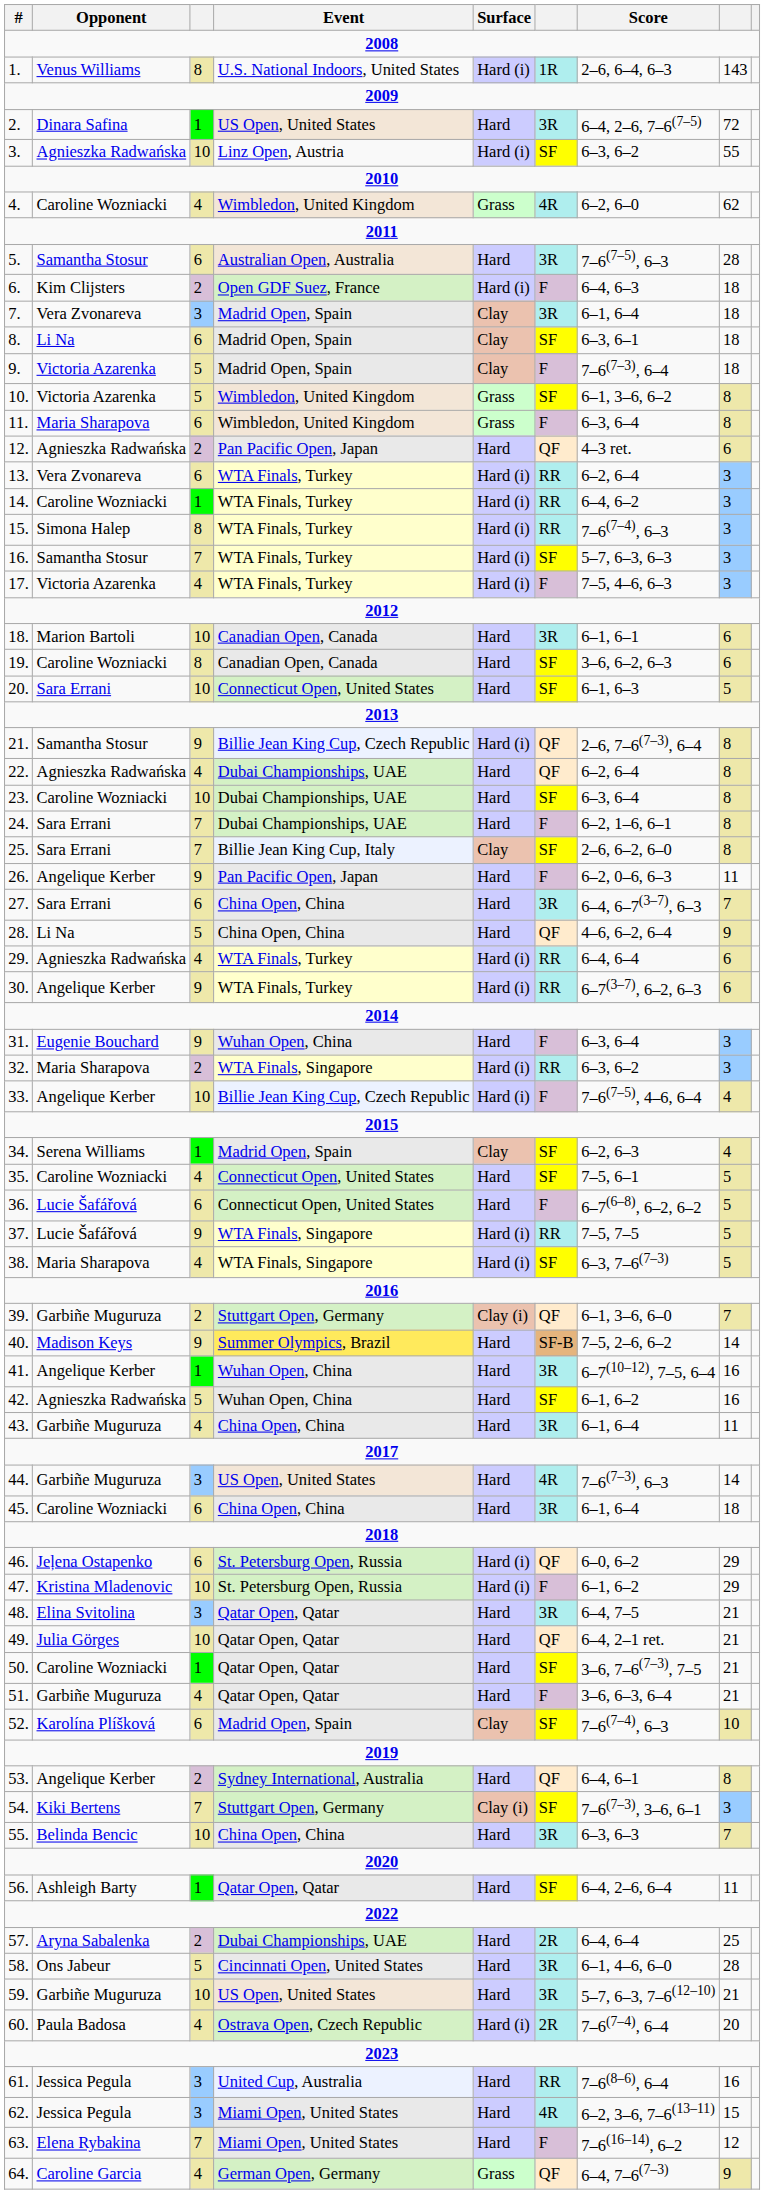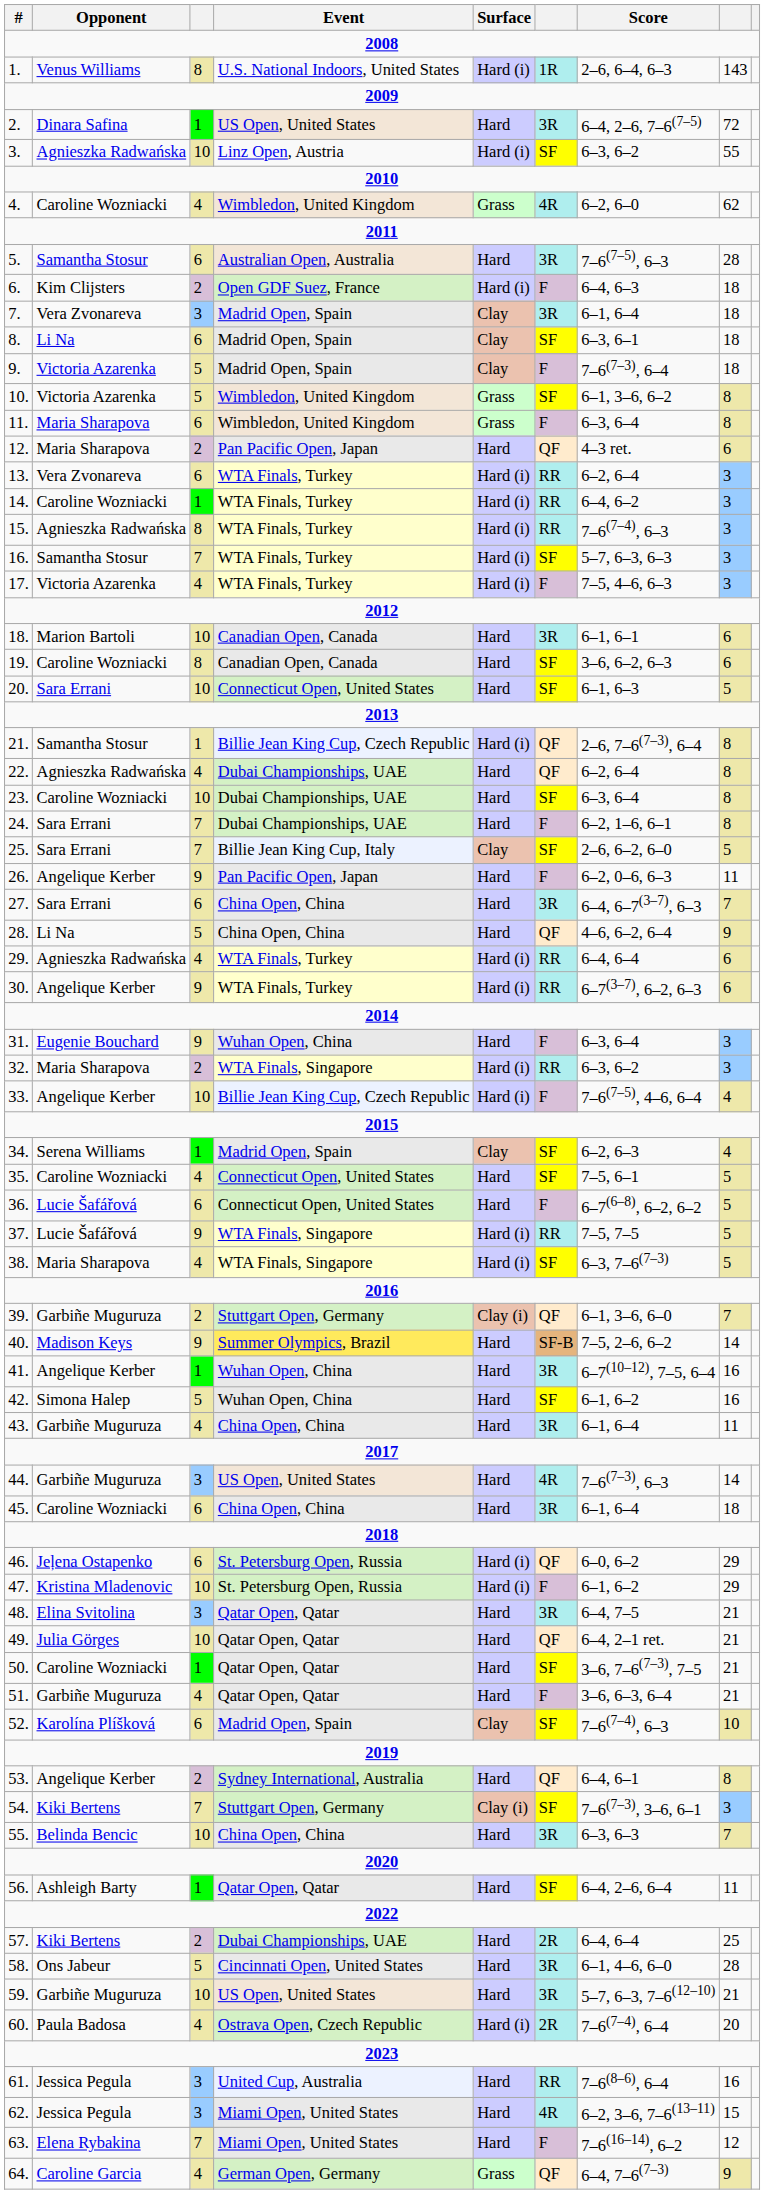(111, 449) Agnieszka Radwańska -> (93, 449) Maria Sharapova
(83, 529) Simona Halep -> (111, 529) Agnieszka Radwańska
(198, 743) 9 -> (198, 743) 1
(727, 850) 8 -> (727, 850) 5
(111, 1399) Agnieszka Radwańska -> (83, 1399) Simona Halep
(93, 1940) Aryna Sabalenka -> (78, 1940) Kiki Bertens
